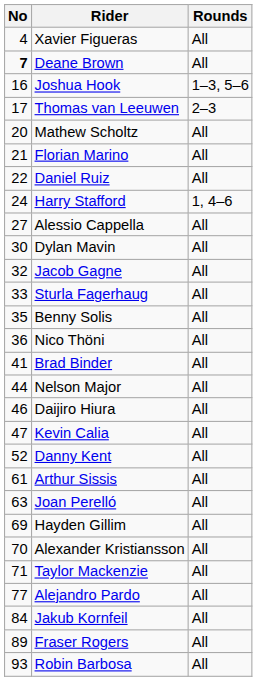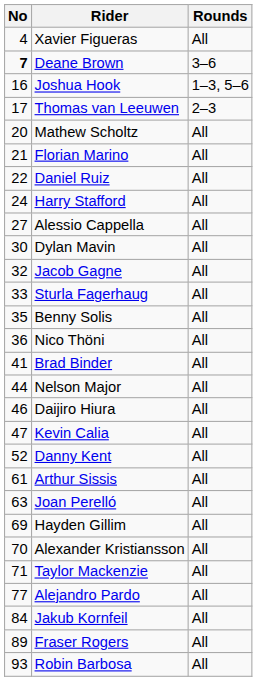(200, 62) All -> (204, 62) 3–6
(212, 201) 1, 4–6 -> (200, 201) All
